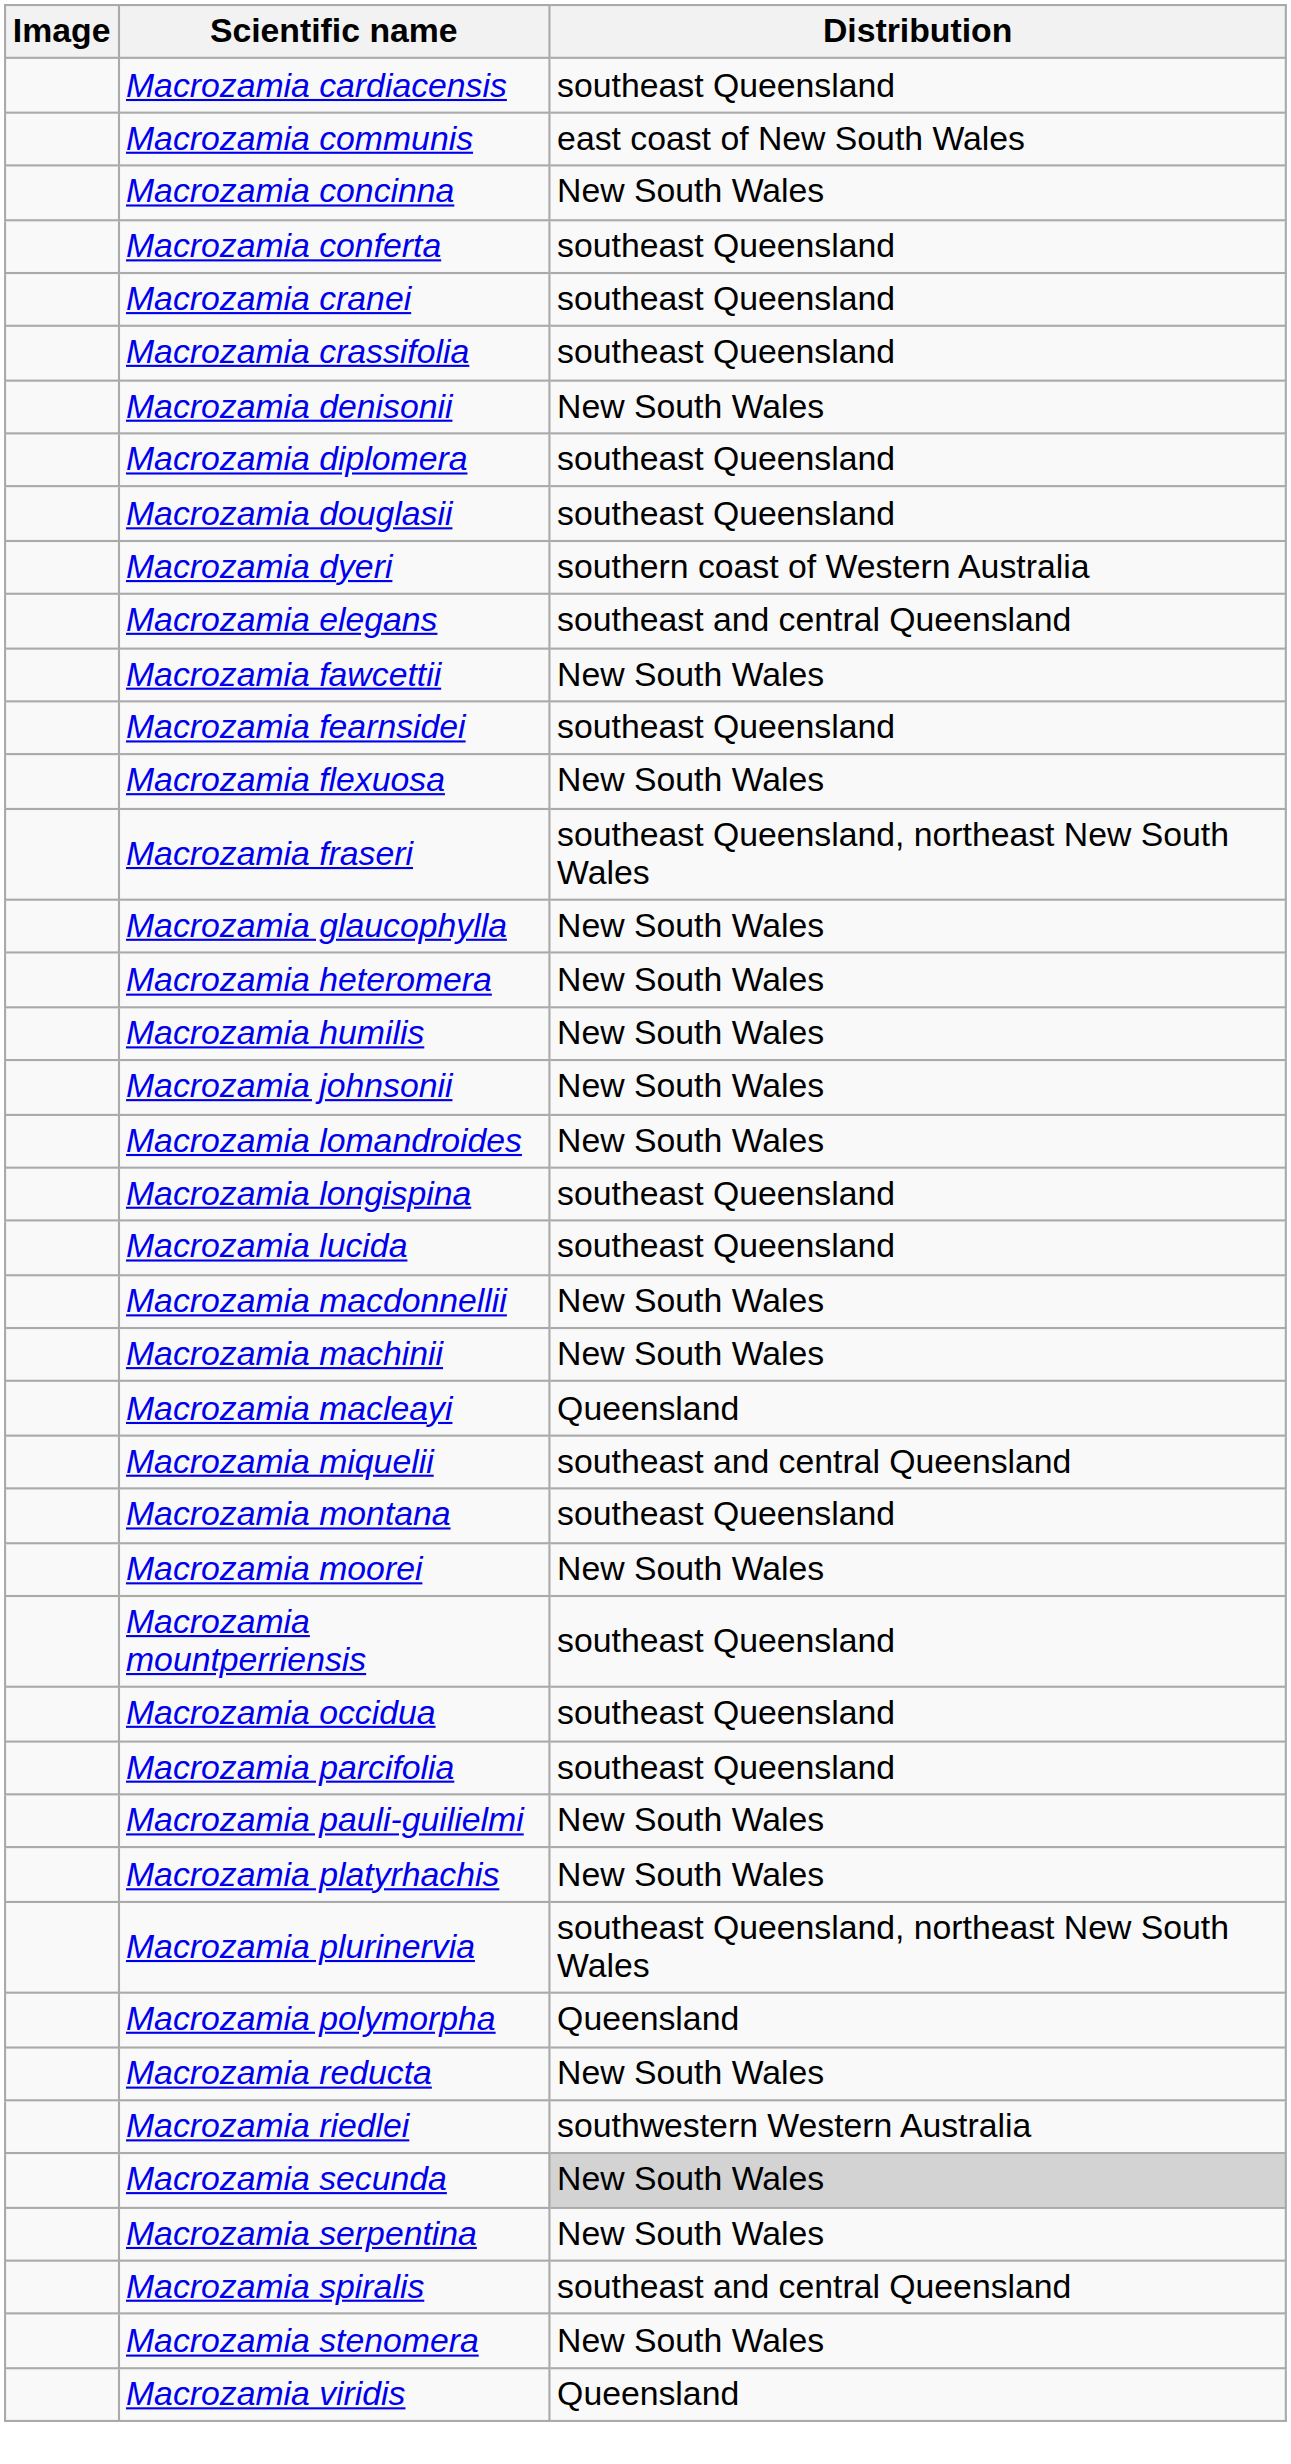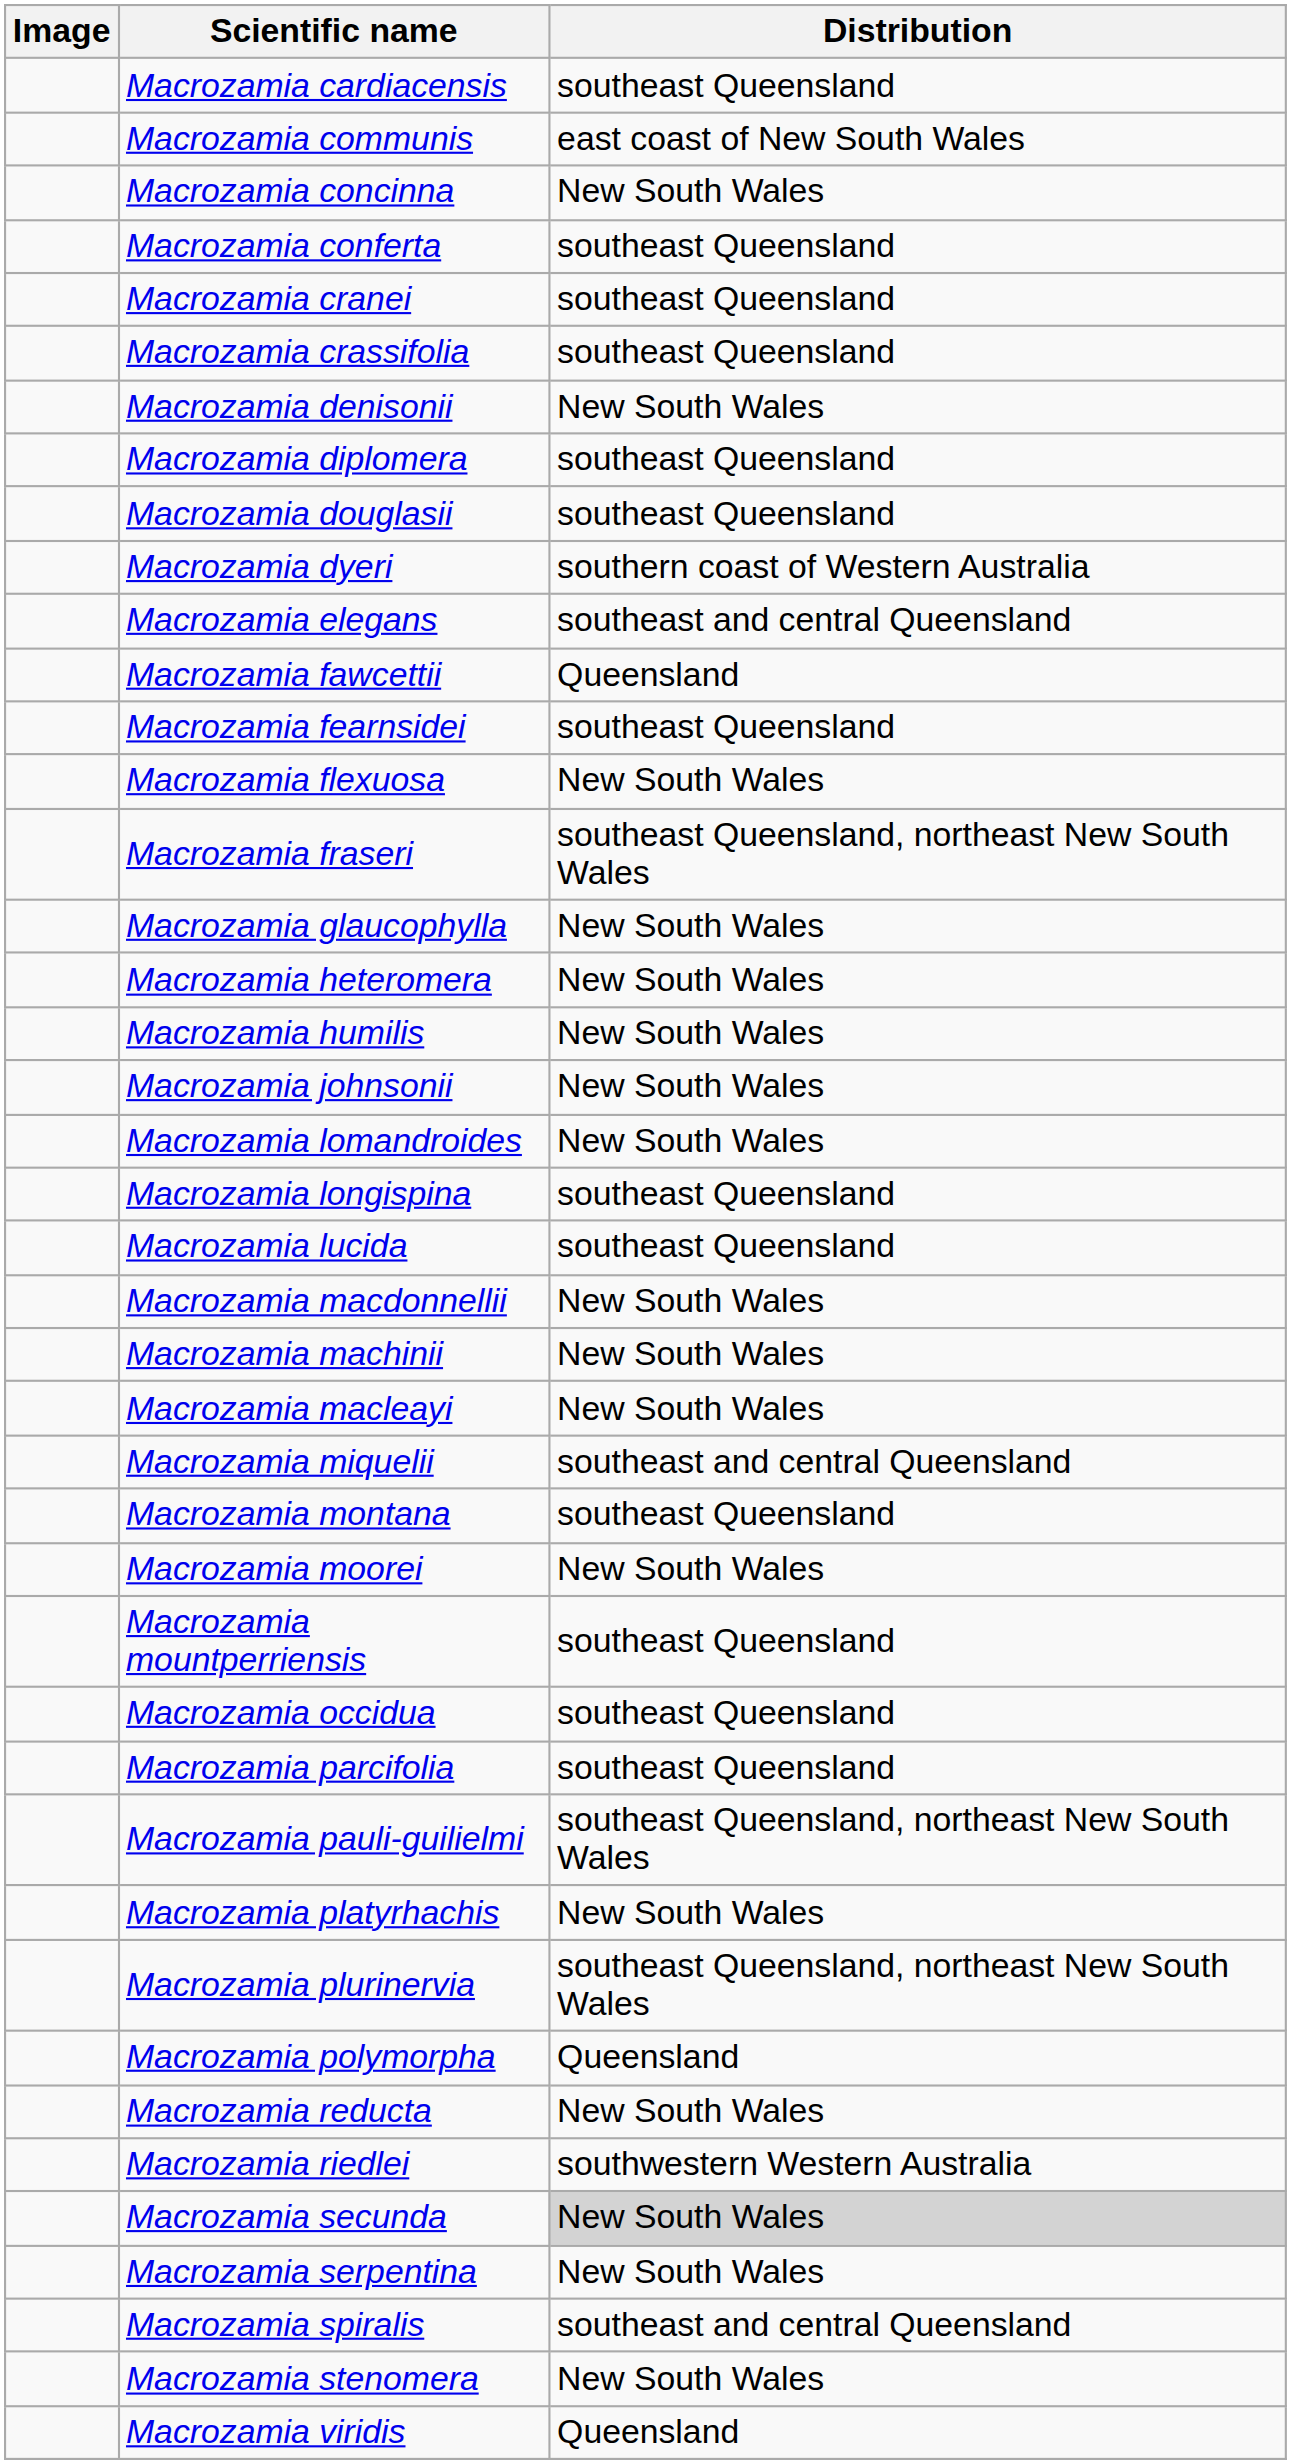(691, 673) New South Wales -> (648, 673) Queensland
(648, 1407) Queensland -> (691, 1407) New South Wales
(691, 1820) New South Wales -> (893, 1839) southeast Queensland, northeast New South Wales
